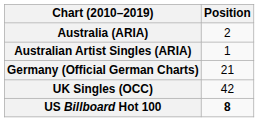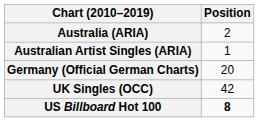(227, 70) 21 -> (227, 70) 20
